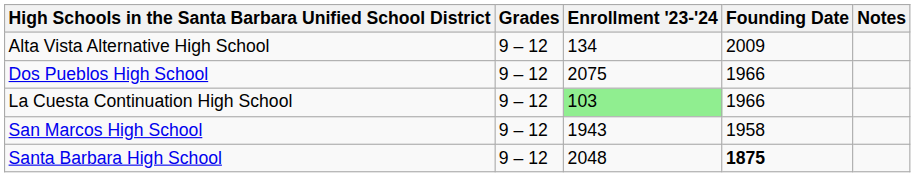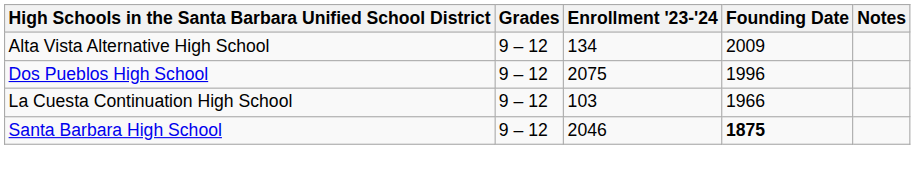(746, 74) 1966 -> (746, 74) 1996
(582, 102) lightgreen background -> (582, 102) no background
- row: (105, 130)
(587, 158) 2048 -> (587, 130) 2046
